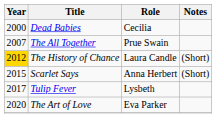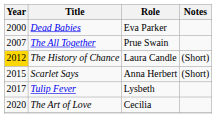(138, 27) Cecilia -> (145, 27) Eva Parker
(145, 105) Eva Parker -> (138, 105) Cecilia
